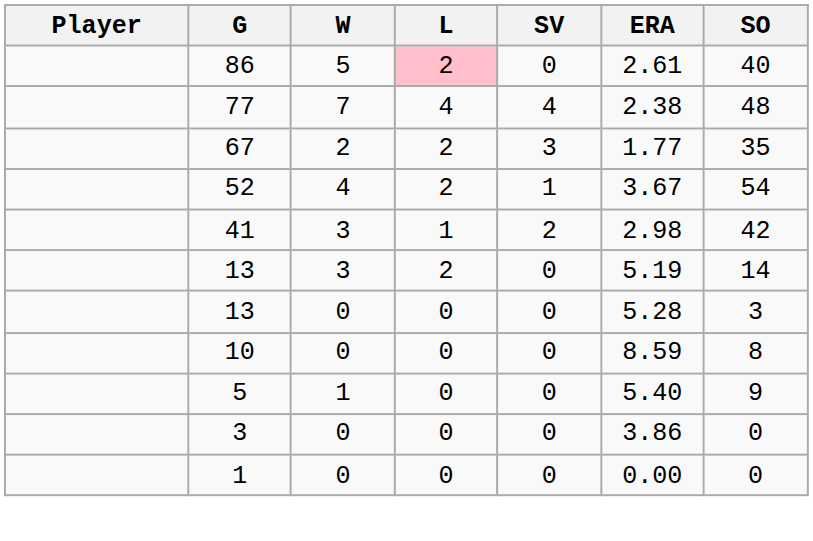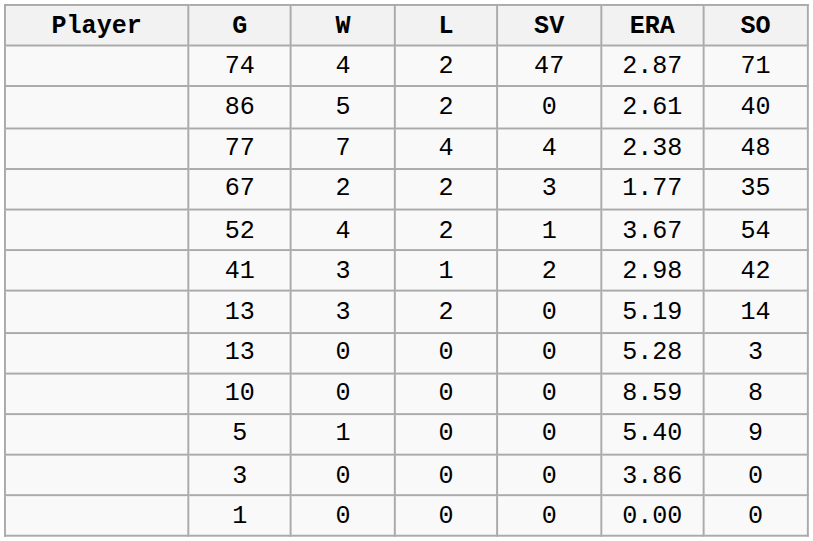+ row: (240, 66)
(446, 66) pink background -> (446, 107) no background
